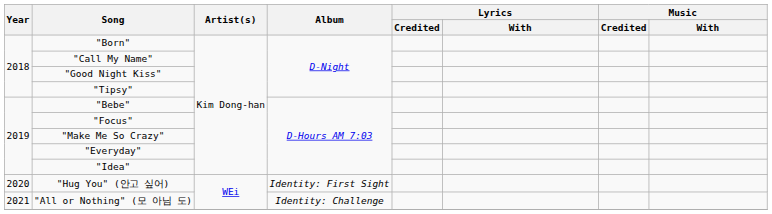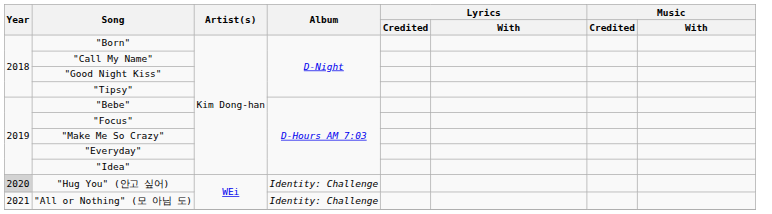(18, 183) no background -> (18, 183) lightgrey background
(330, 183) Identity: First Sight -> (324, 183) Identity: Challenge
